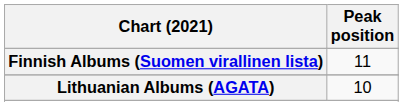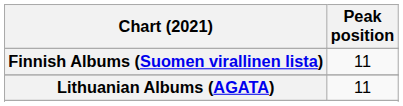(362, 87) 10 -> (362, 87) 11
